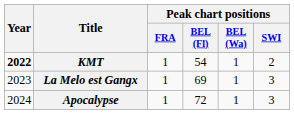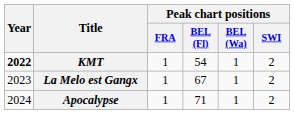(201, 80) 69 -> (201, 80) 67
(271, 80) 3 -> (271, 80) 2
(201, 99) 72 -> (201, 99) 71
(271, 99) 3 -> (271, 99) 2
